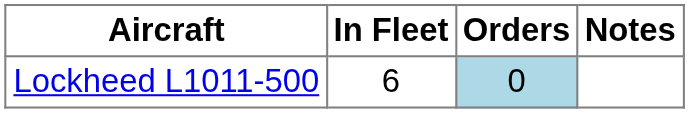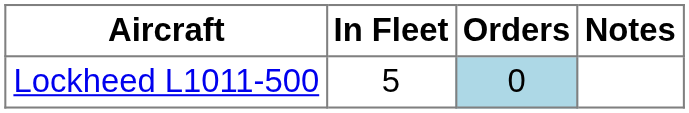(391, 81) 6 -> (391, 81) 5
